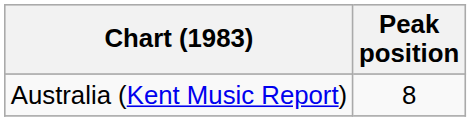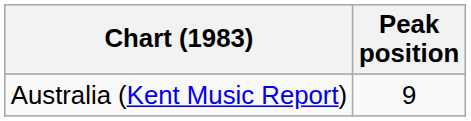(409, 94) 8 -> (409, 94) 9
